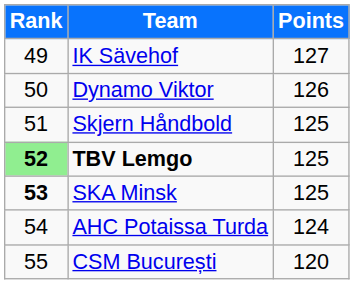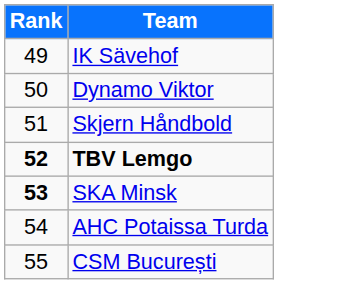- column: (311, 21)
(36, 158) lightgreen background -> (36, 158) no background
